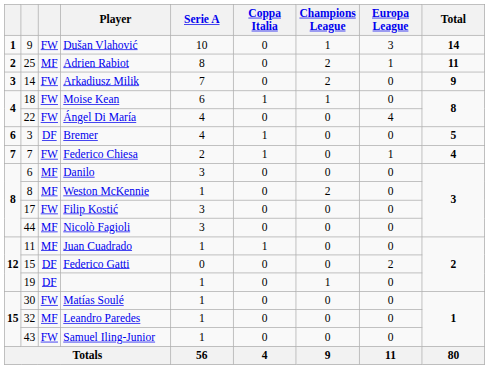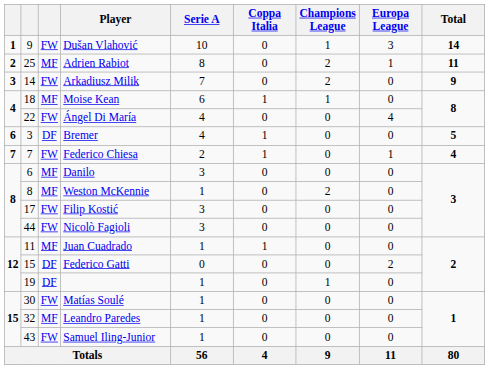(49, 99) FW -> (49, 99) MF
(49, 227) MF -> (49, 227) FW
